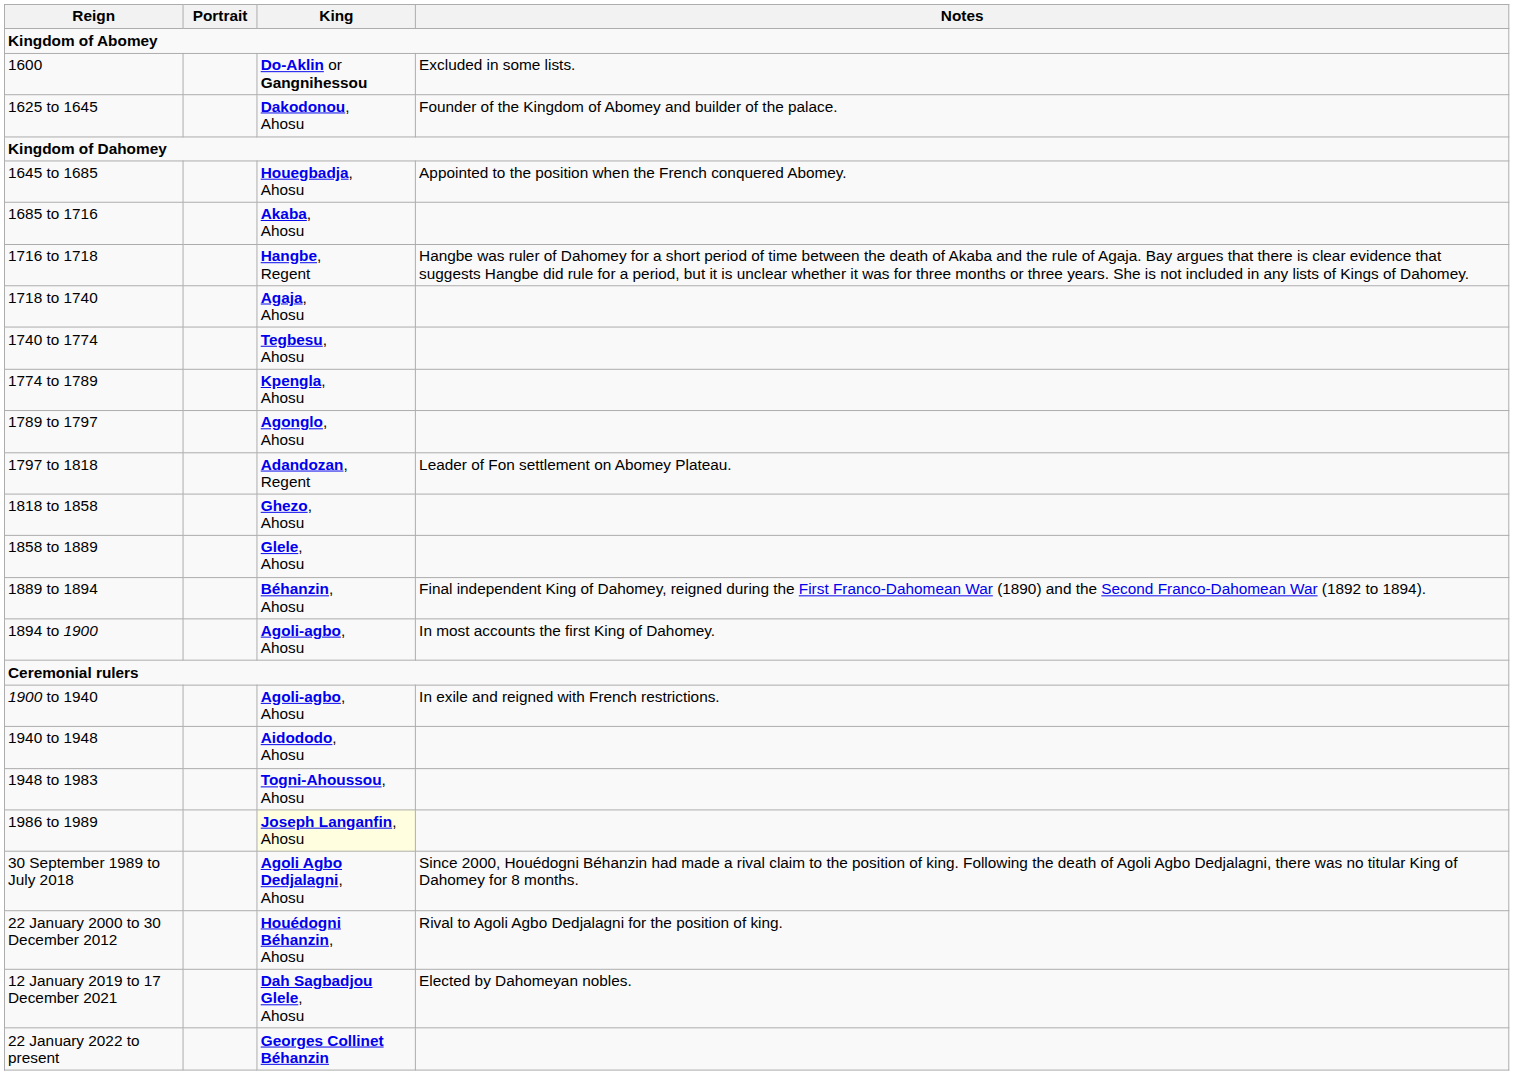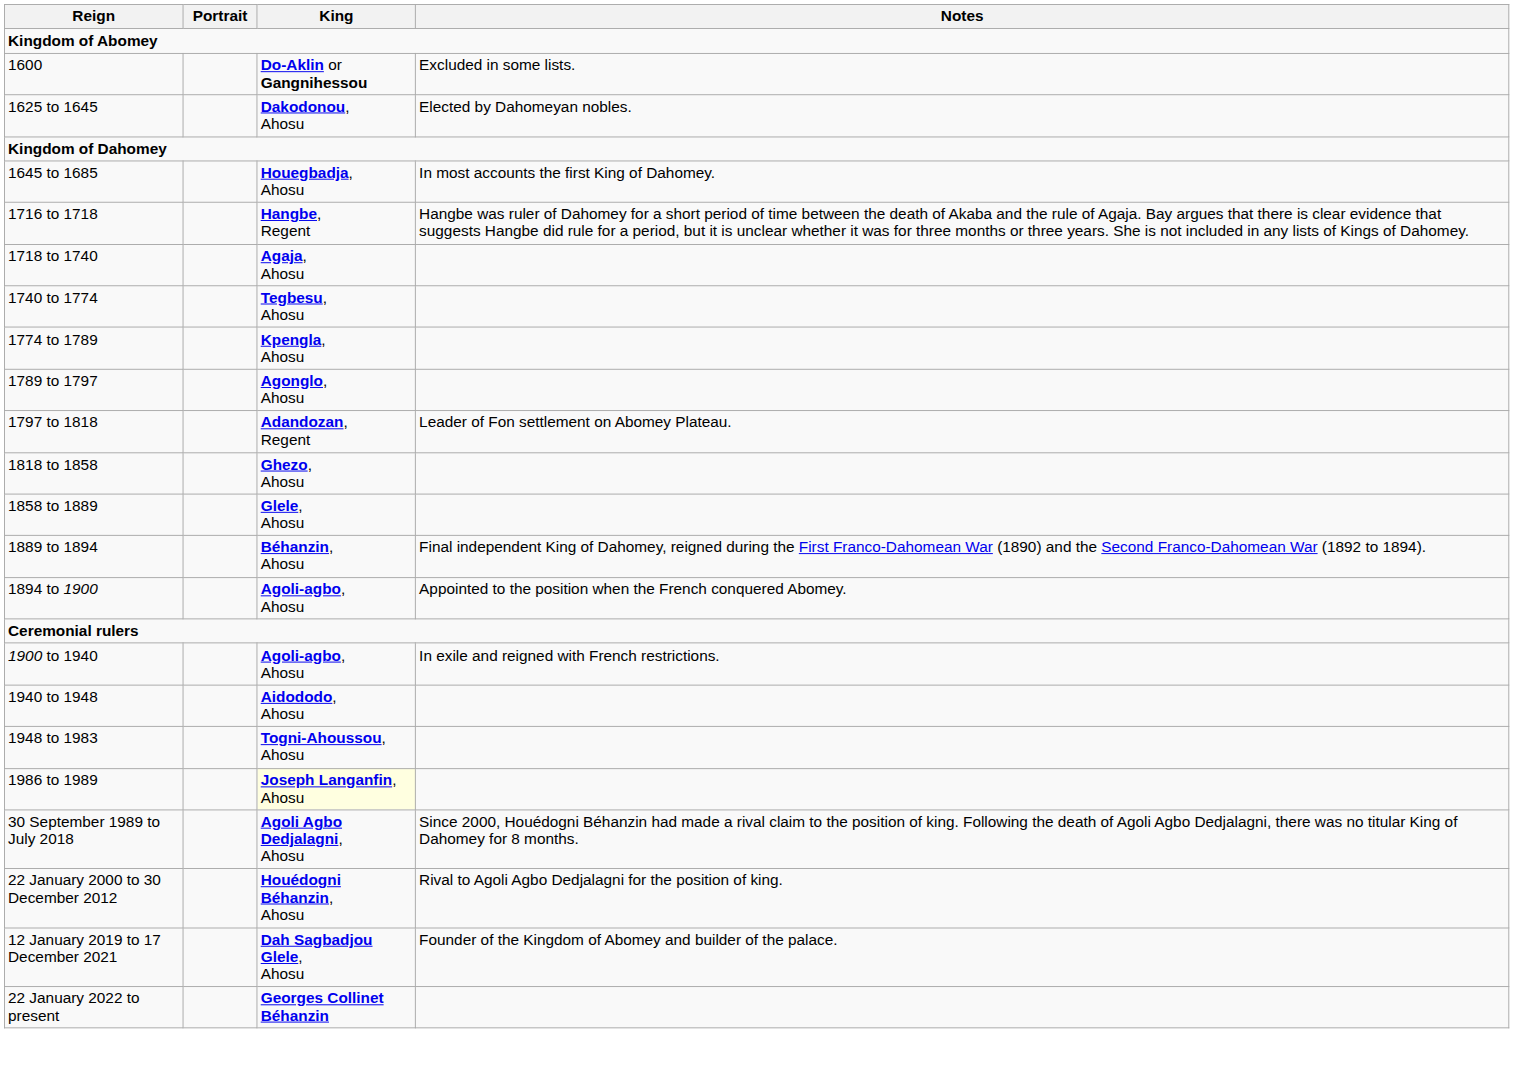(628, 107) Founder of the Kingdom of Abomey and builder of the palace. -> (525, 107) Elected by Dahomeyan nobles.
(633, 173) Appointed to the position when the French conquered Abomey. -> (567, 173) In most accounts the first King of Dahomey.
- row: (53, 214)
(567, 631) In most accounts the first King of Dahomey. -> (633, 589) Appointed to the position when the French conquered Abomey.
(525, 981) Elected by Dahomeyan nobles. -> (628, 939) Founder of the Kingdom of Abomey and builder of the palace.
